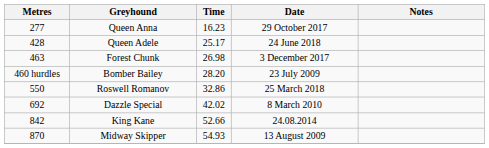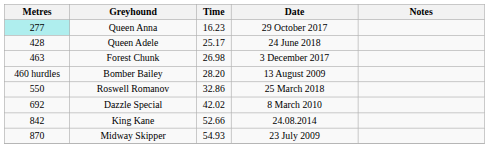(37, 27) no background -> (37, 27) paleturquoise background
(295, 74) 23 July 2009 -> (295, 74) 13 August 2009
(295, 136) 13 August 2009 -> (295, 136) 23 July 2009
